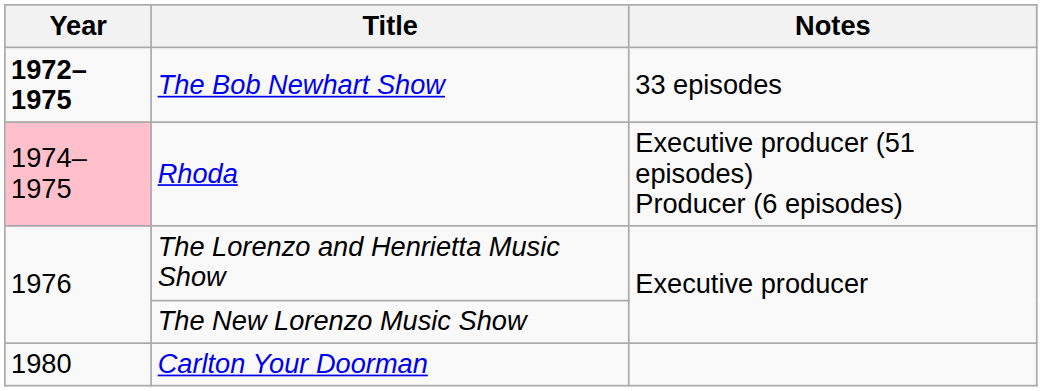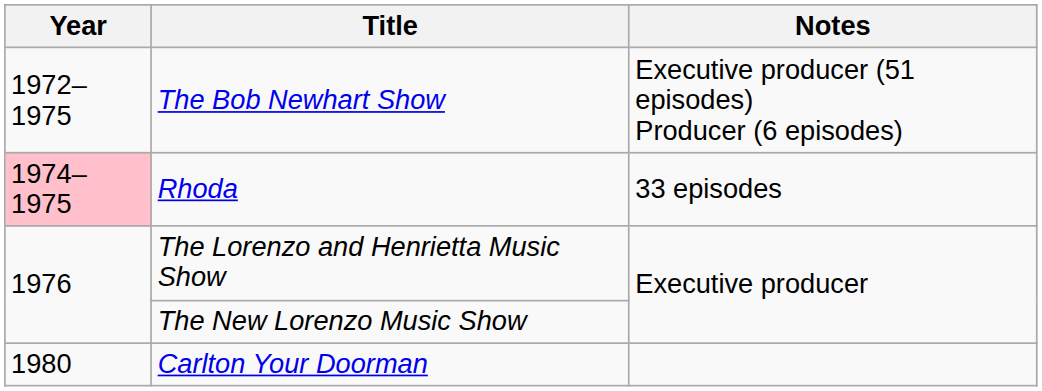(49, 84) bold -> (49, 99) normal
(709, 84) 33 episodes -> (775, 99) Executive producer (51 episodes) Producer (6 episodes)
(775, 173) Executive producer (51 episodes) Producer (6 episodes) -> (709, 188) 33 episodes
